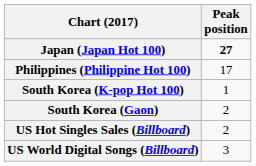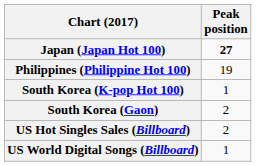(226, 69) 17 -> (226, 69) 19
(226, 150) 3 -> (226, 150) 1
